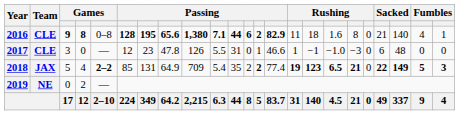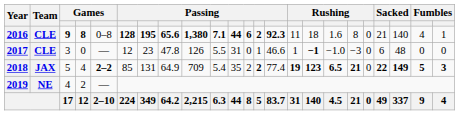(276, 34) 82.9 -> (276, 34) 92.3
(313, 51) normal -> (313, 51) bold
(68, 84) 0 -> (68, 84) 4
